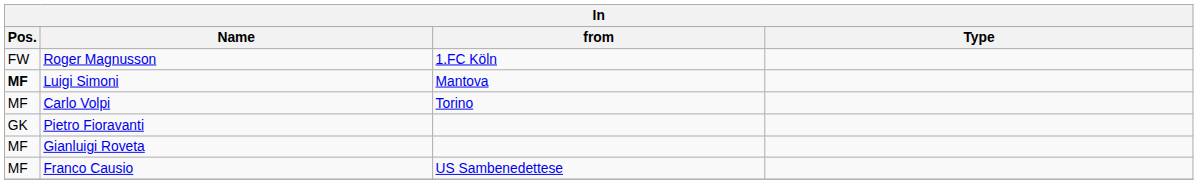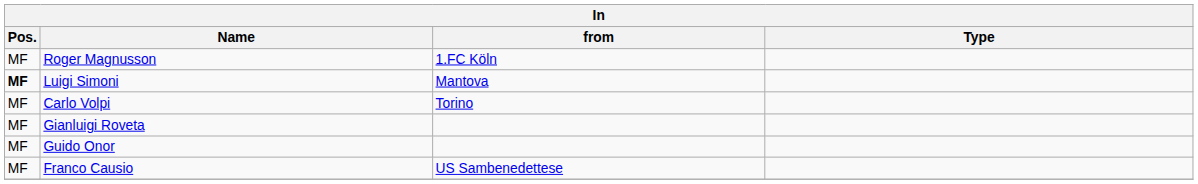(18, 59) FW -> (18, 59) MF
- row: (94, 125)
+ row: (79, 147)
